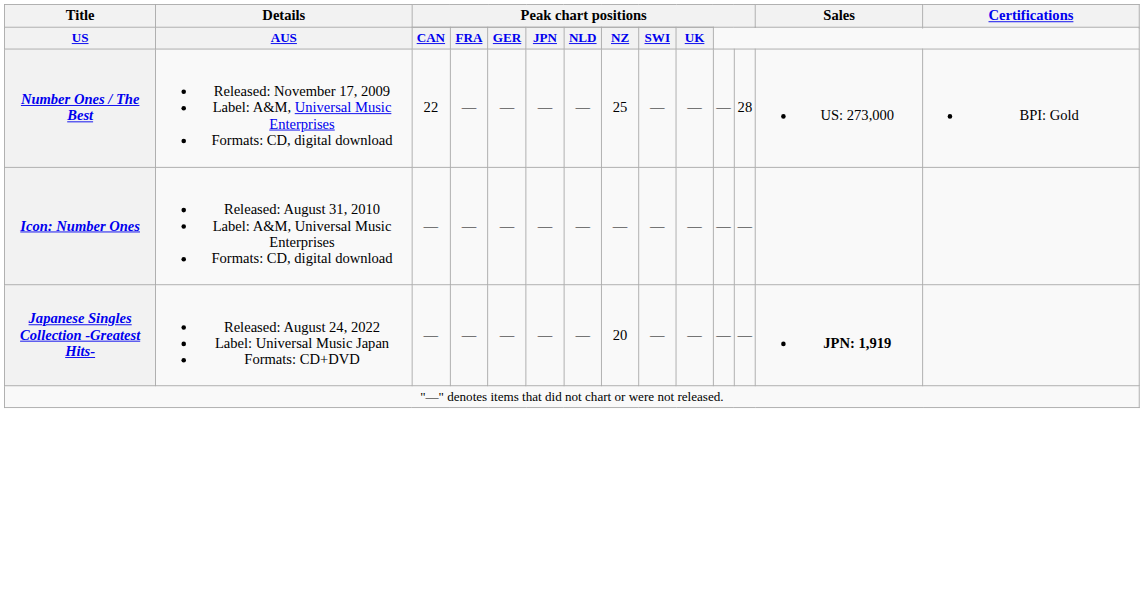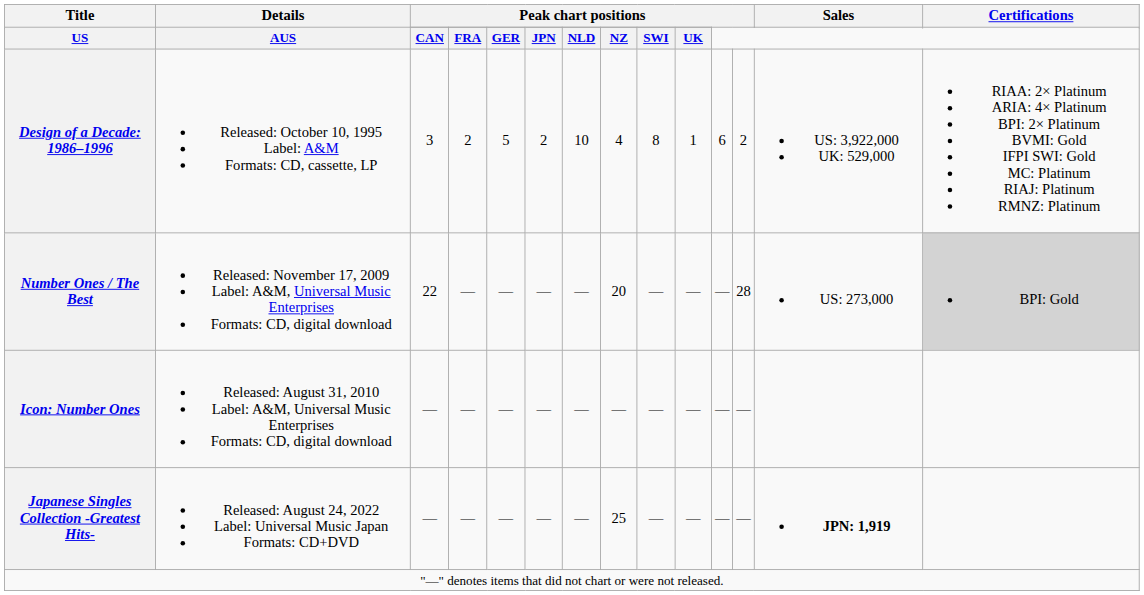+ row: (80, 140)
(620, 108) 25 -> (619, 291) 20
(1031, 116) no background -> (1031, 299) lightgrey background
(620, 335) 20 -> (619, 518) 25
